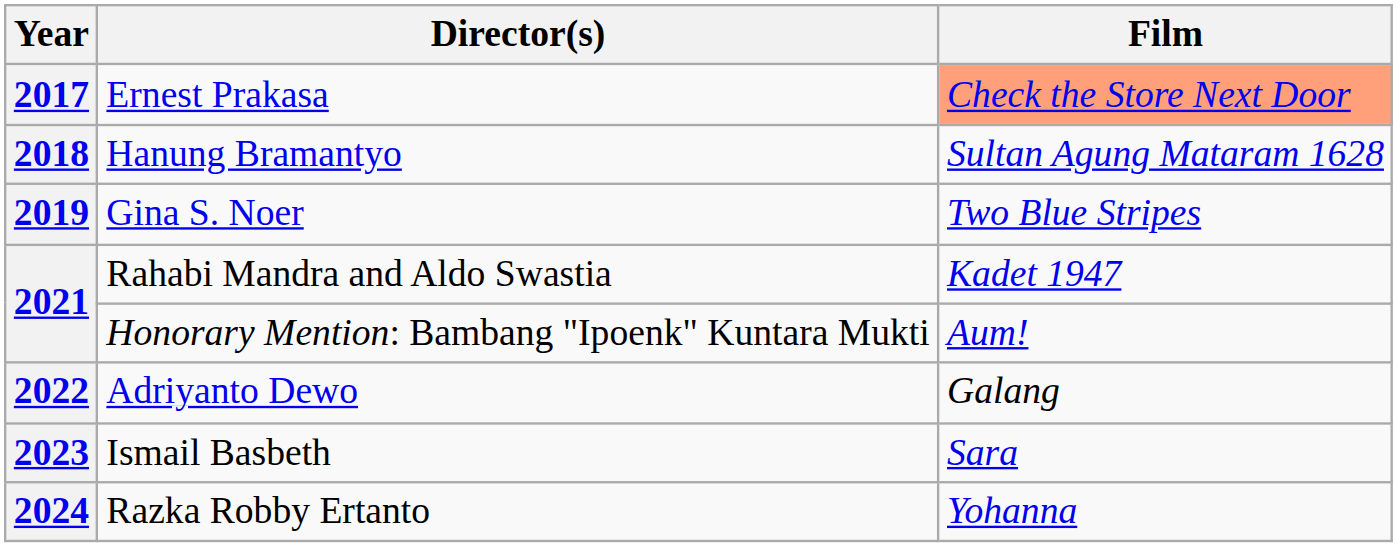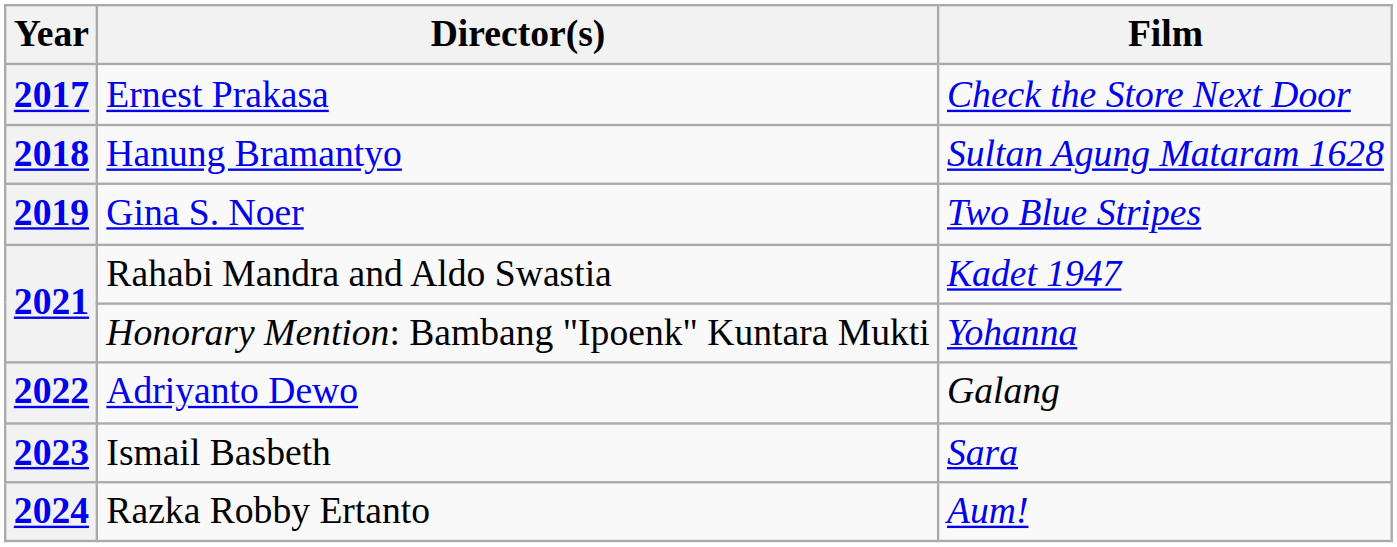(1149, 93) lightsalmon background -> (1149, 93) no background
(988, 332) Aum! -> (1012, 332) Yohanna
(1012, 511) Yohanna -> (988, 511) Aum!
